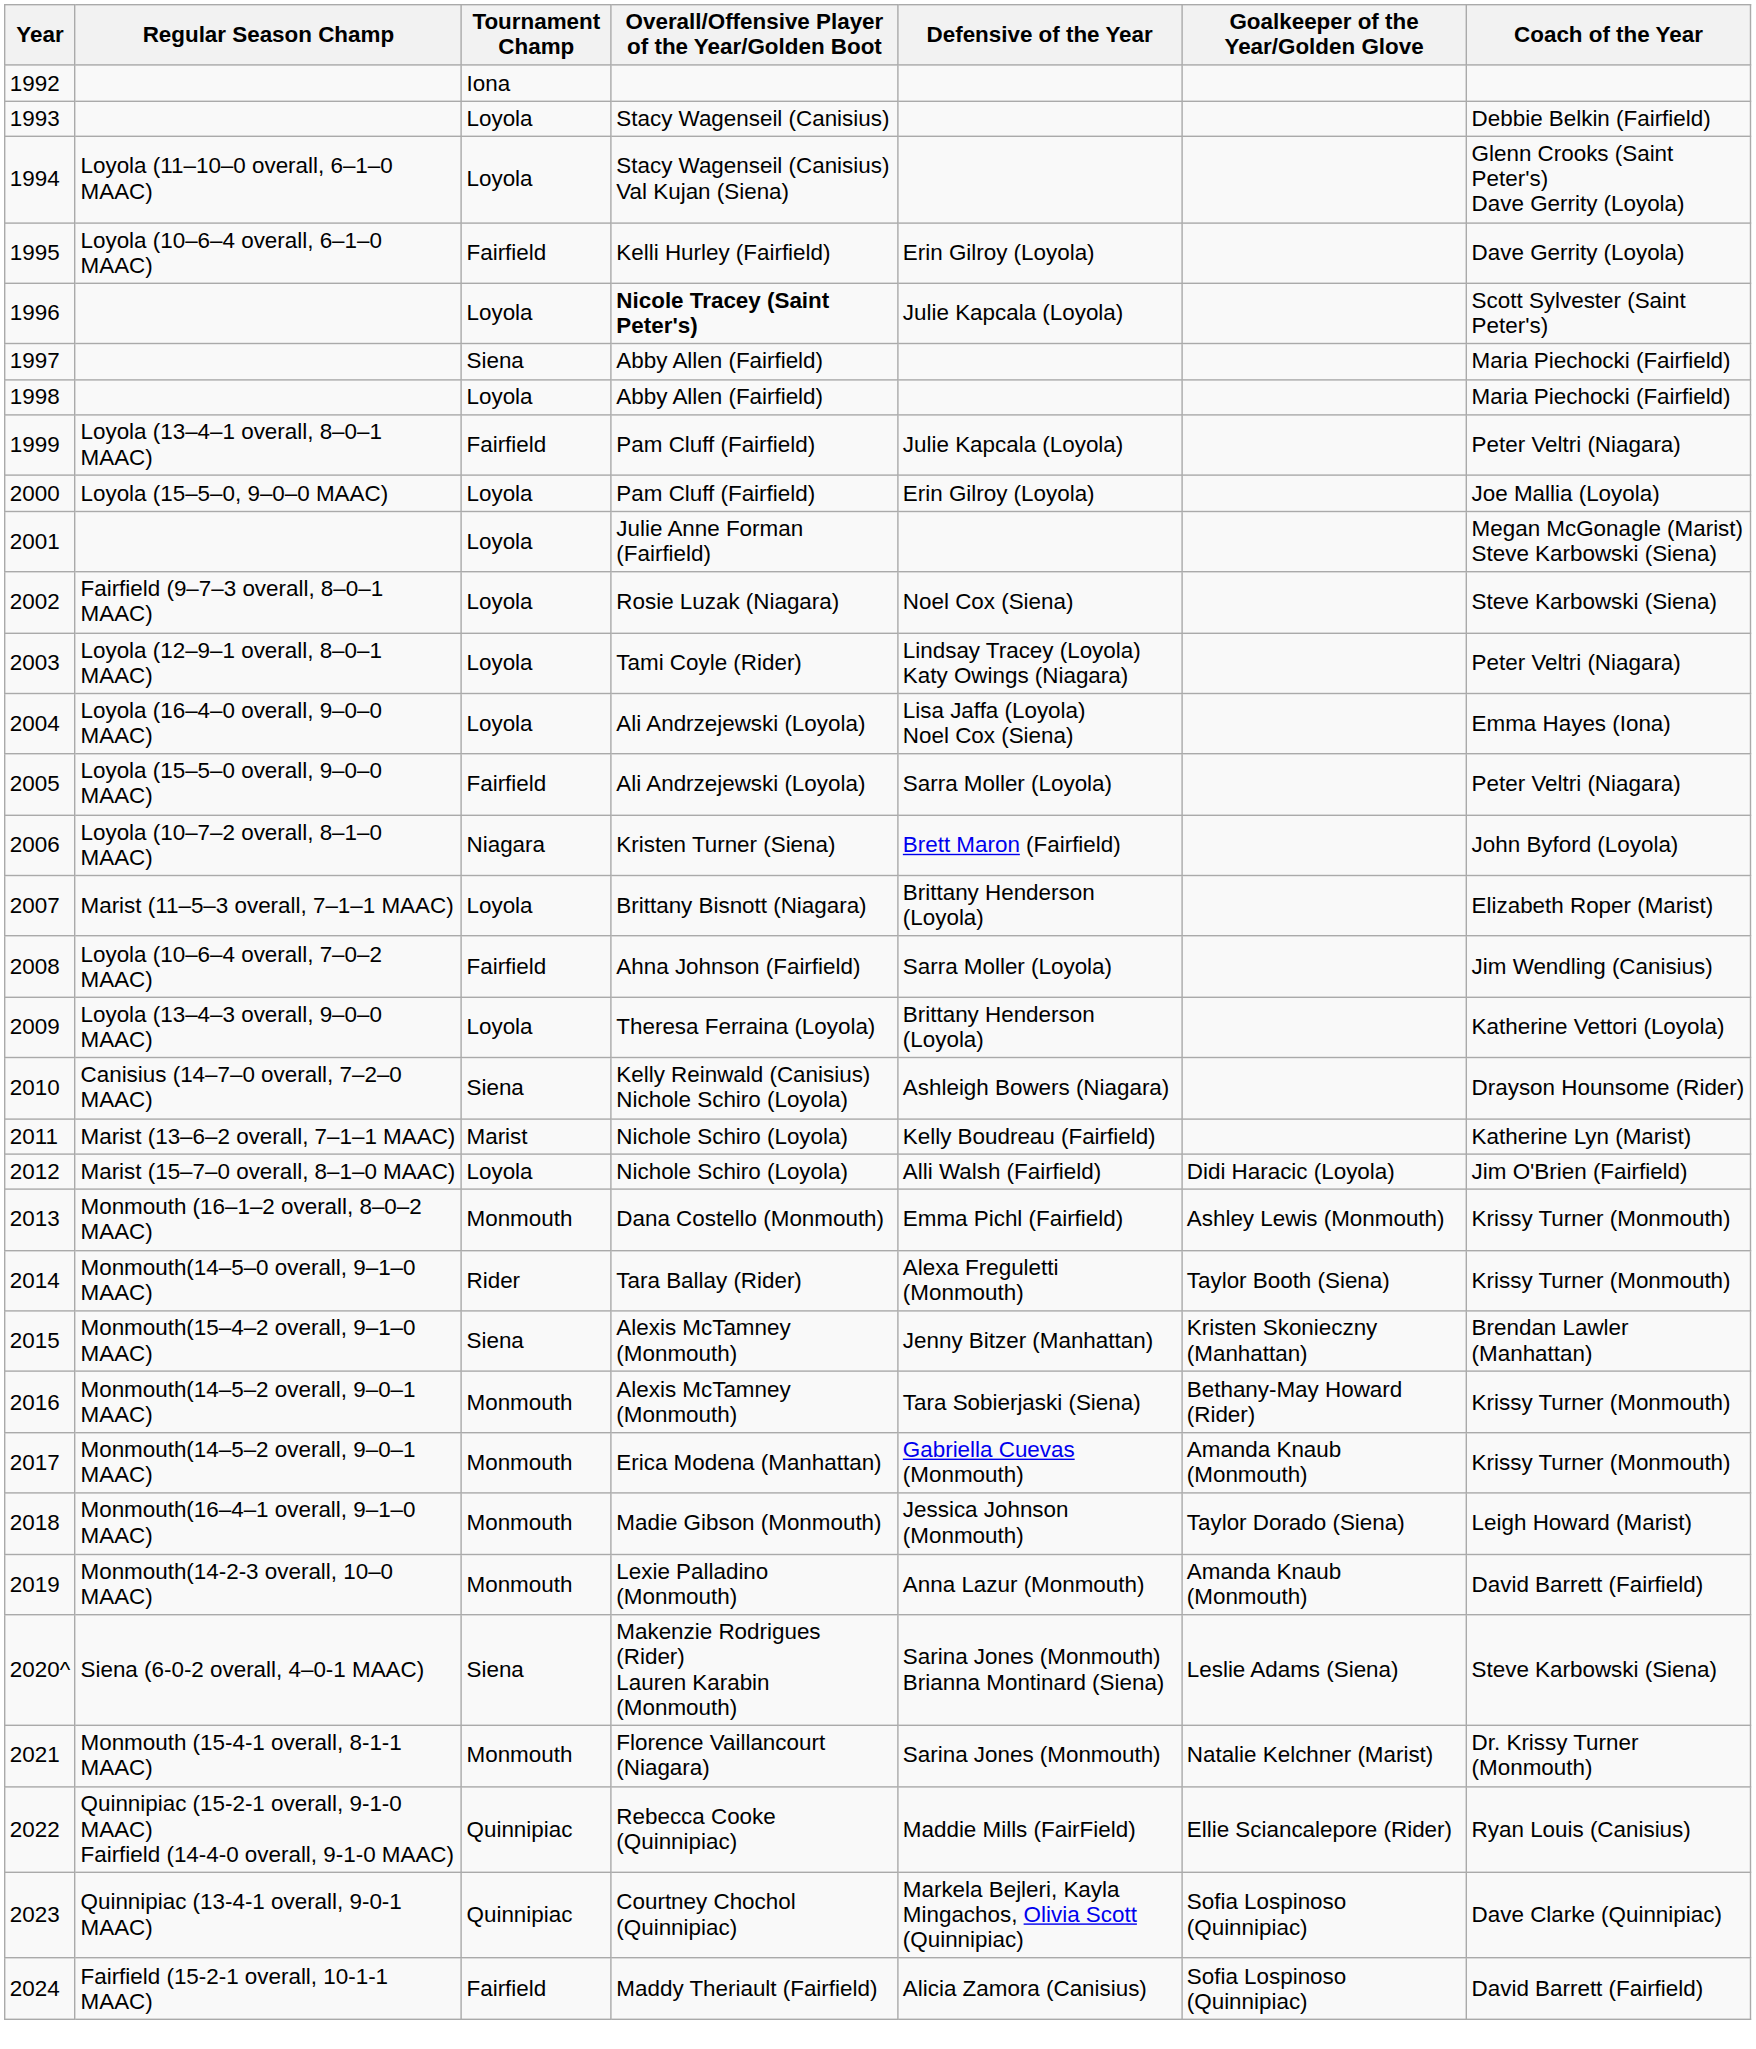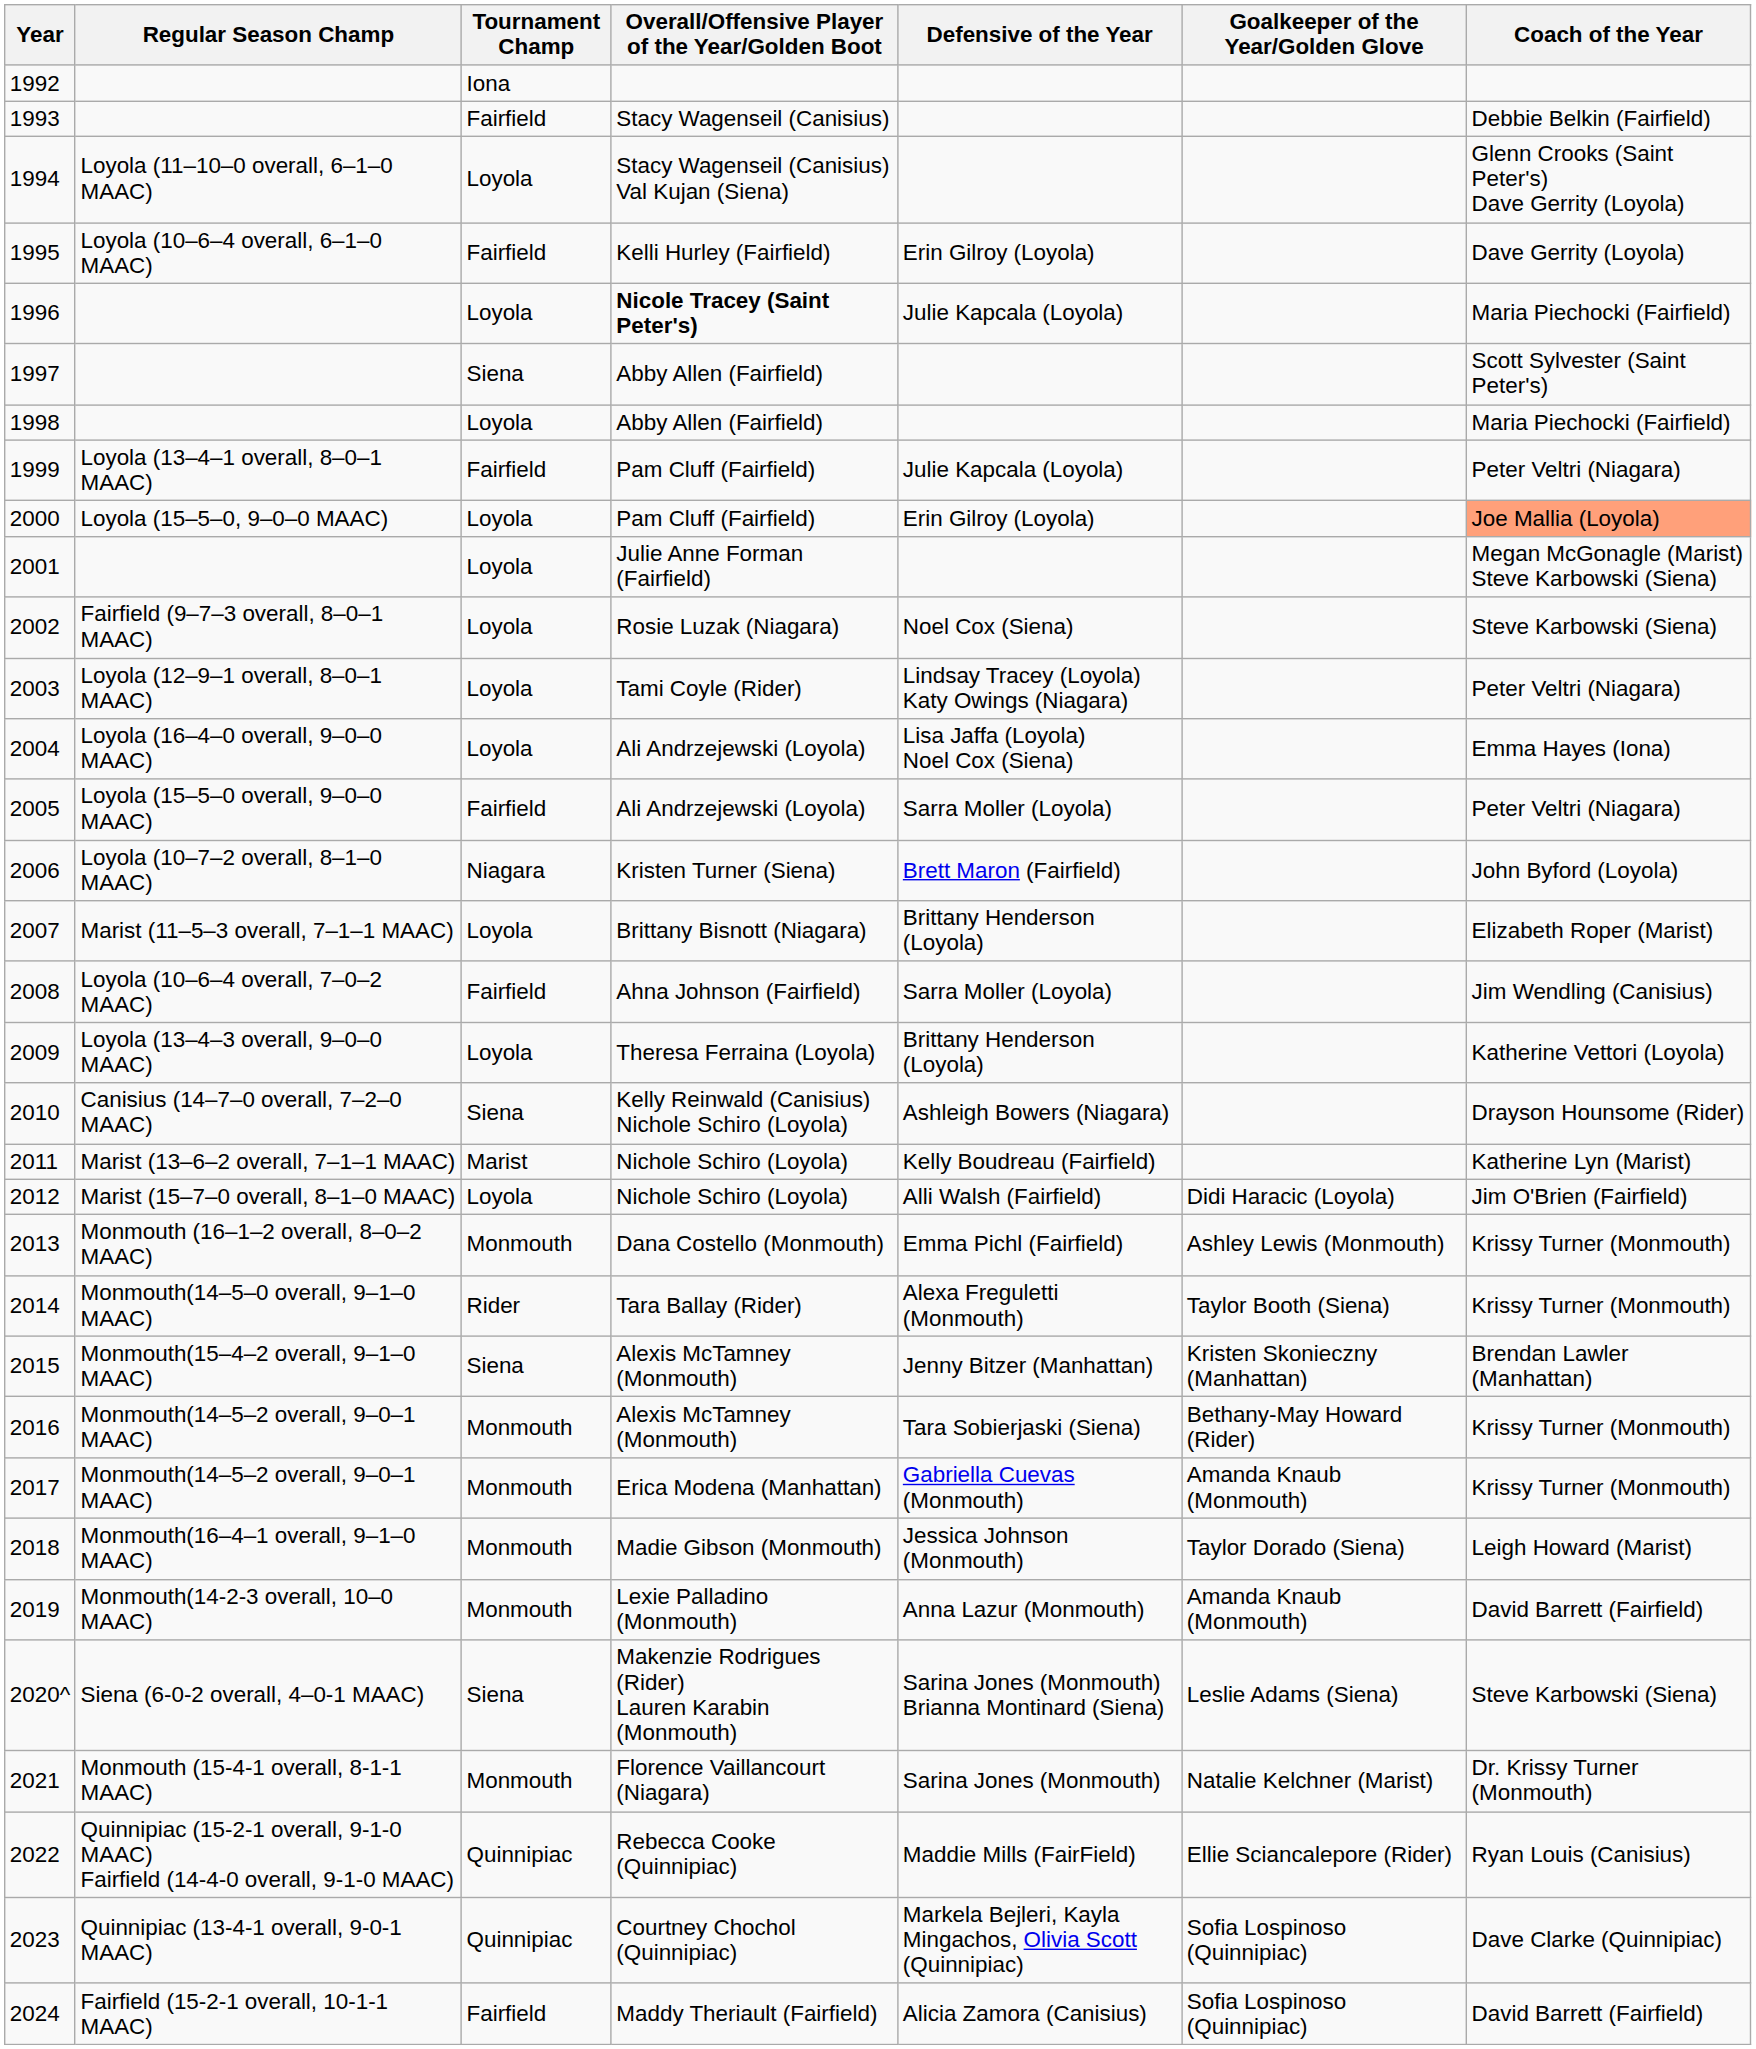(500, 118) Loyola -> (506, 118) Fairfield
(1579, 313) Scott Sylvester (Saint Peter's) -> (1601, 313) Maria Piechocki (Fairfield)
(1601, 361) Maria Piechocki (Fairfield) -> (1579, 374) Scott Sylvester (Saint Peter's)
(1566, 493) no background -> (1566, 518) lightsalmon background
